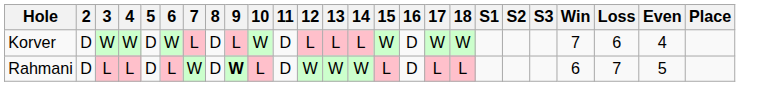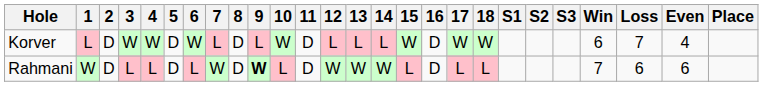+ column: (88, 17)
(576, 42) 7 -> (598, 42) 6
(617, 42) 6 -> (639, 42) 7
(576, 68) 6 -> (598, 68) 7
(617, 68) 7 -> (639, 68) 6
(662, 68) 5 -> (685, 68) 6
